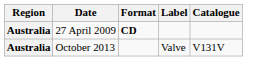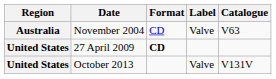+ row: (109, 30)
(29, 30) Australia -> (38, 47) United States
(29, 47) Australia -> (38, 64) United States
